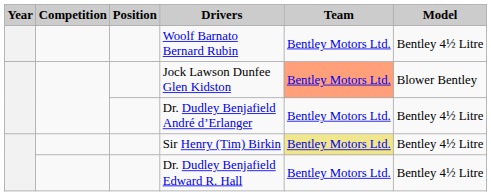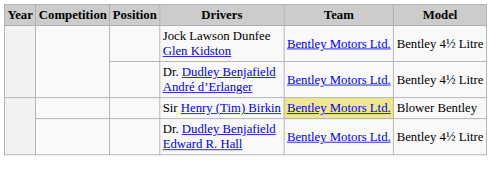- row: (200, 43)
(339, 79) lightsalmon background -> (339, 43) no background
(437, 79) Blower Bentley -> (440, 43) Bentley 4½ Litre
(440, 144) Bentley 4½ Litre -> (437, 108) Blower Bentley
